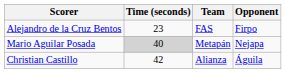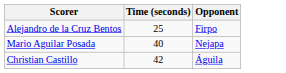- column: (213, 12)
(158, 28) 23 -> (158, 28) 25
(158, 44) lightgrey background -> (158, 44) no background
